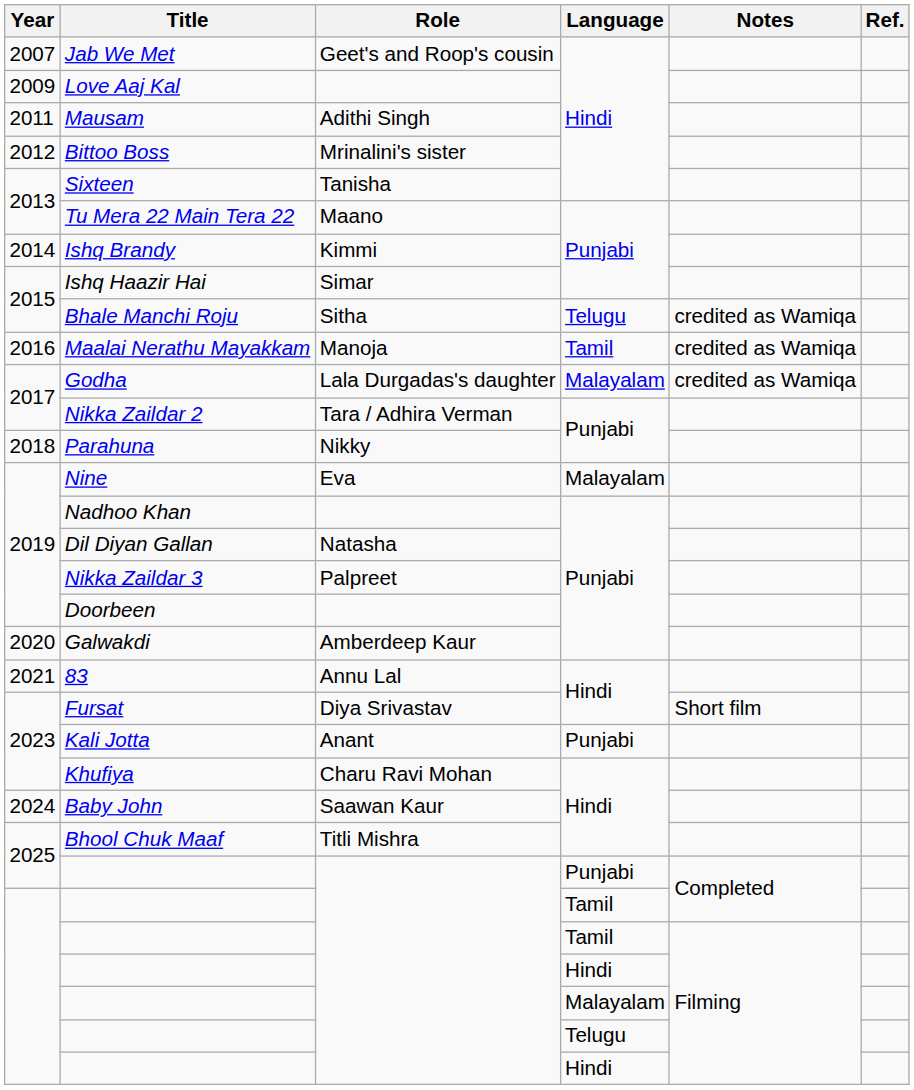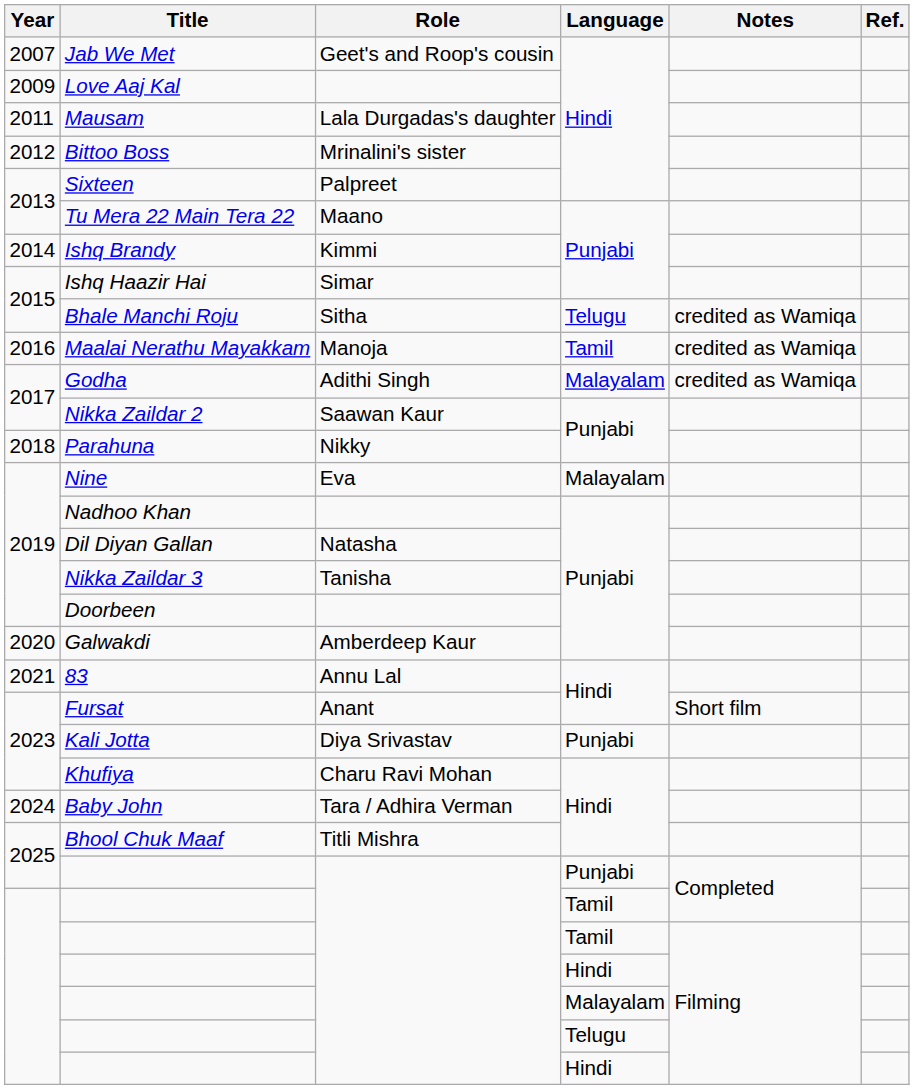(375, 119) Adithi Singh -> (438, 119) Lala Durgadas's daughter
(355, 184) Tanisha -> (358, 184) Palpreet
(438, 380) Lala Durgadas's daughter -> (375, 380) Adithi Singh
(416, 413) Tara / Adhira Verman -> (382, 413) Saawan Kaur
(358, 577) Palpreet -> (355, 577) Tanisha
(386, 708) Diya Srivastav -> (347, 708) Anant
(347, 741) Anant -> (386, 741) Diya Srivastav
(382, 806) Saawan Kaur -> (416, 806) Tara / Adhira Verman
